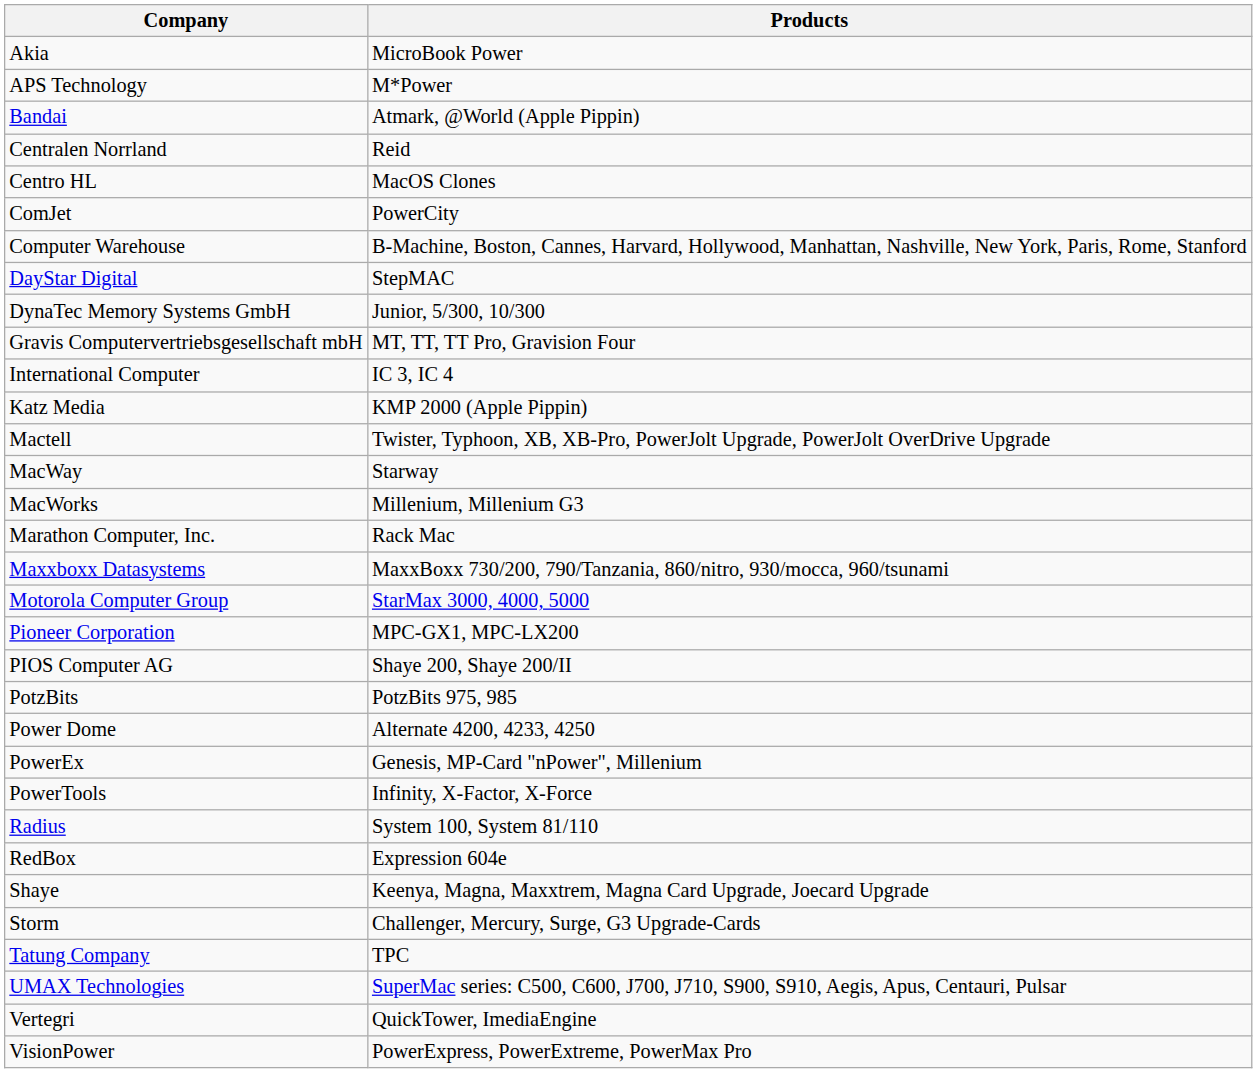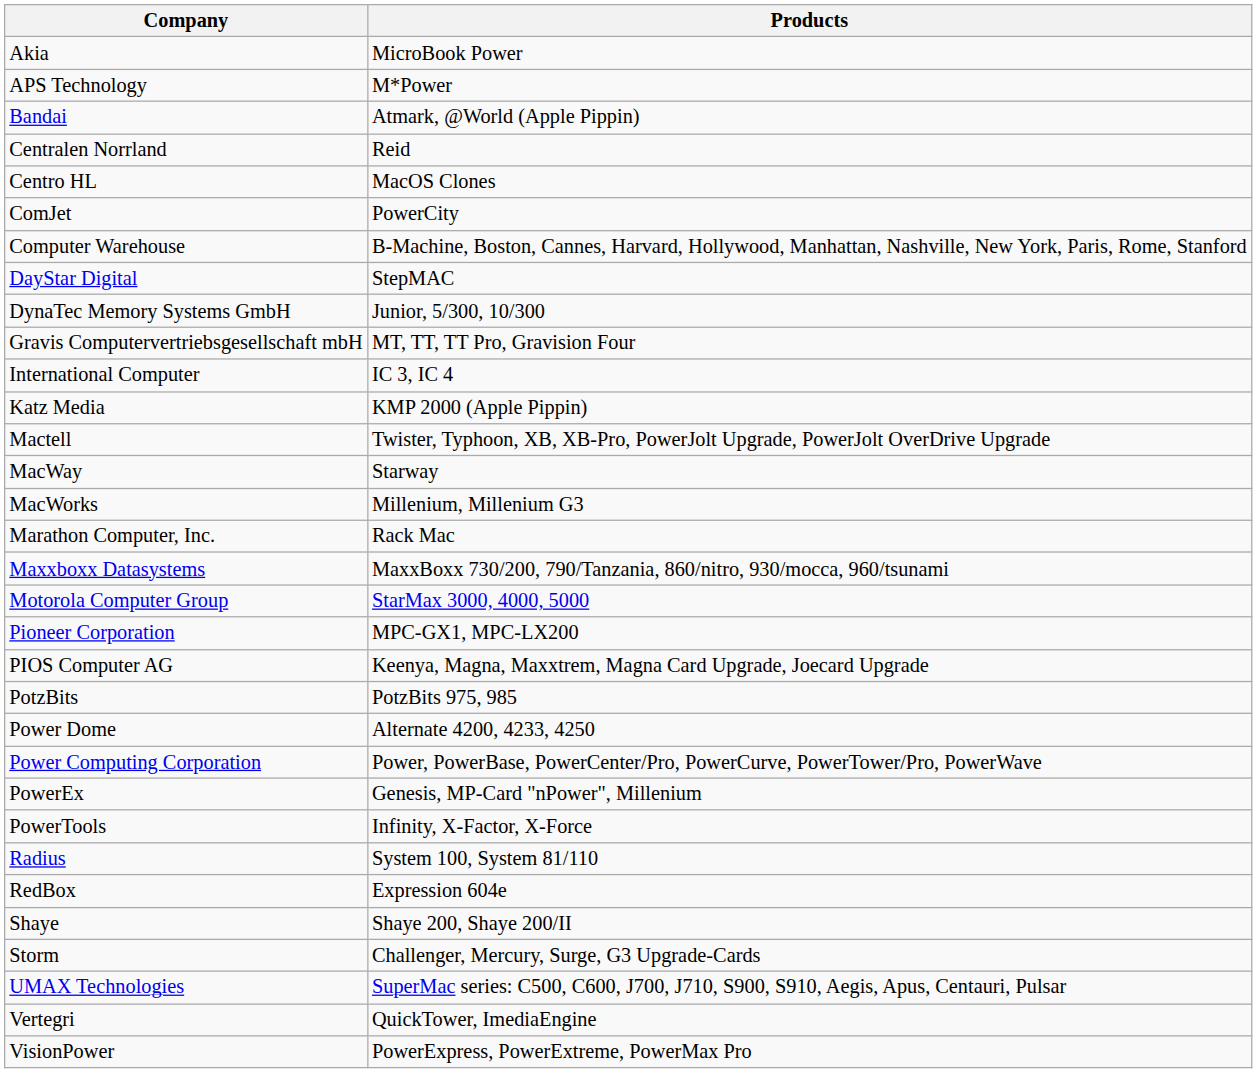(472, 665) Shaye 200, Shaye 200/II -> (650, 665) Keenya, Magna, Maxxtrem, Magna Card Upgrade, Joecard Upgrade
+ row: (135, 761)
(650, 890) Keenya, Magna, Maxxtrem, Magna Card Upgrade, Joecard Upgrade -> (472, 922) Shaye 200, Shaye 200/II
- row: (79, 955)
